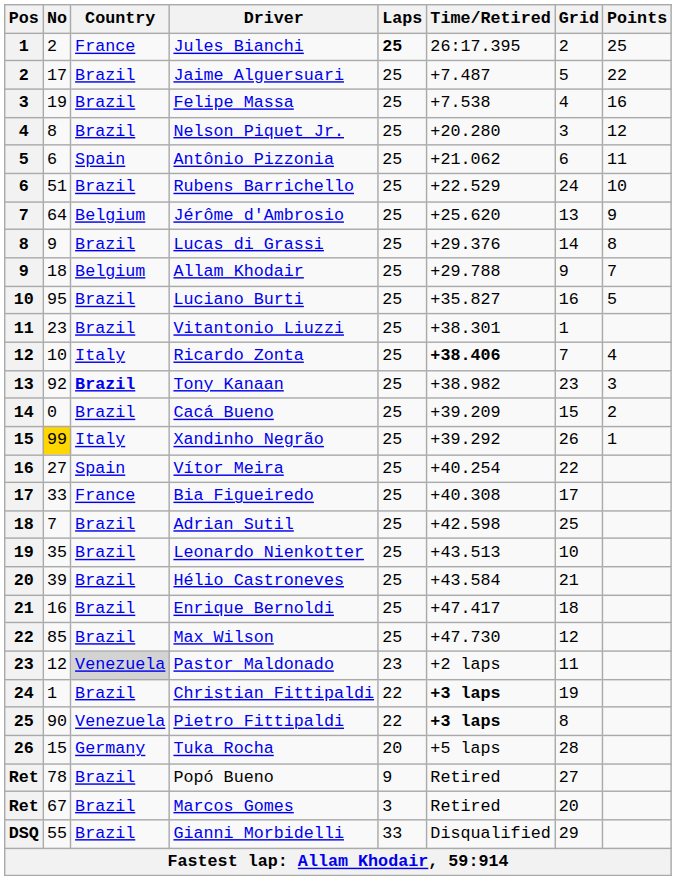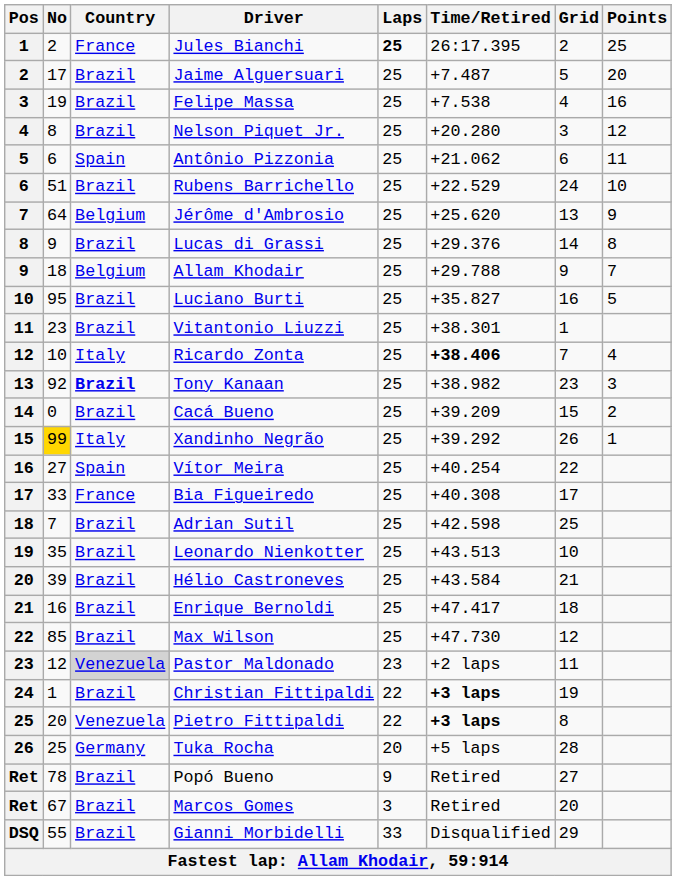(617, 75) 22 -> (617, 75) 20
(57, 721) 90 -> (57, 721) 20
(57, 749) 15 -> (57, 749) 25
